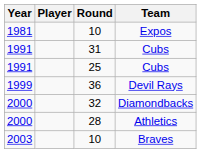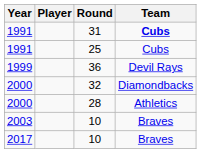- row: (20, 31)
(156, 49) normal -> (156, 31) bold
+ row: (20, 139)
